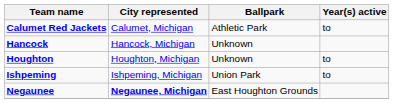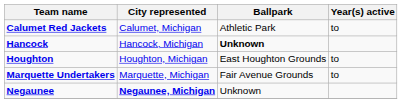(232, 43) normal -> (242, 43) bold
(232, 59) Unknown -> (273, 59) East Houghton Grounds
- row: (31, 75)
+ row: (61, 75)
(265, 91) East Houghton Grounds -> (240, 91) Unknown
